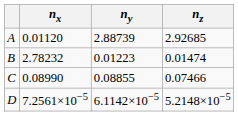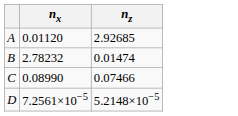- column: (126, 16)
